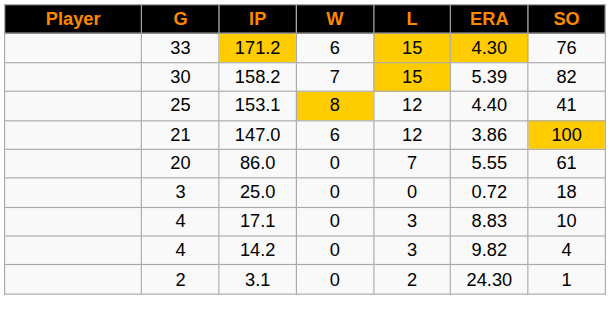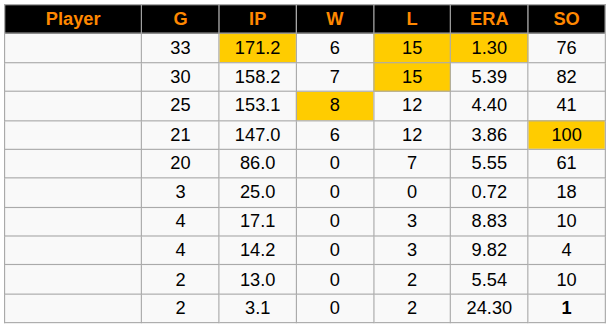(489, 47) 4.30 -> (489, 47) 1.30
+ row: (258, 279)
(567, 279) normal -> (567, 308) bold
